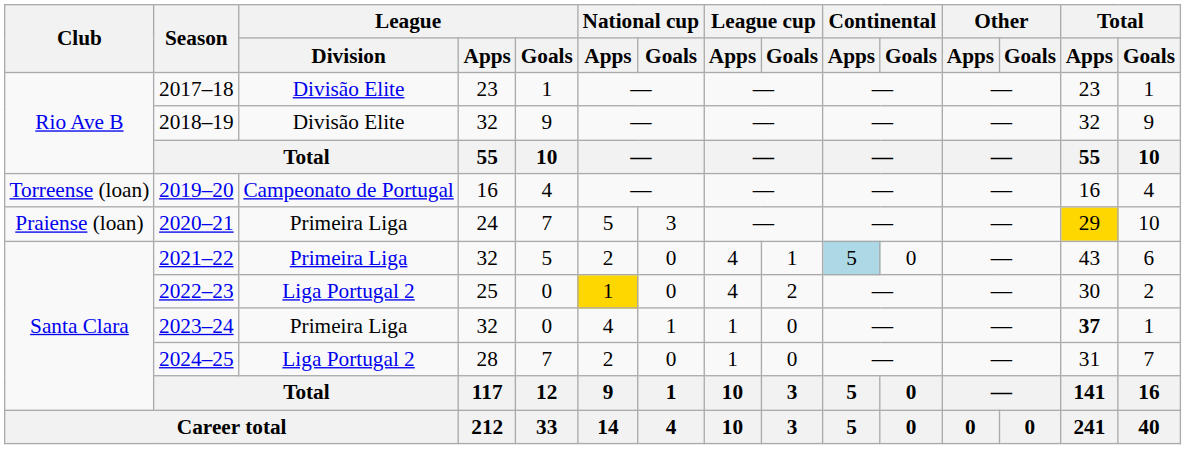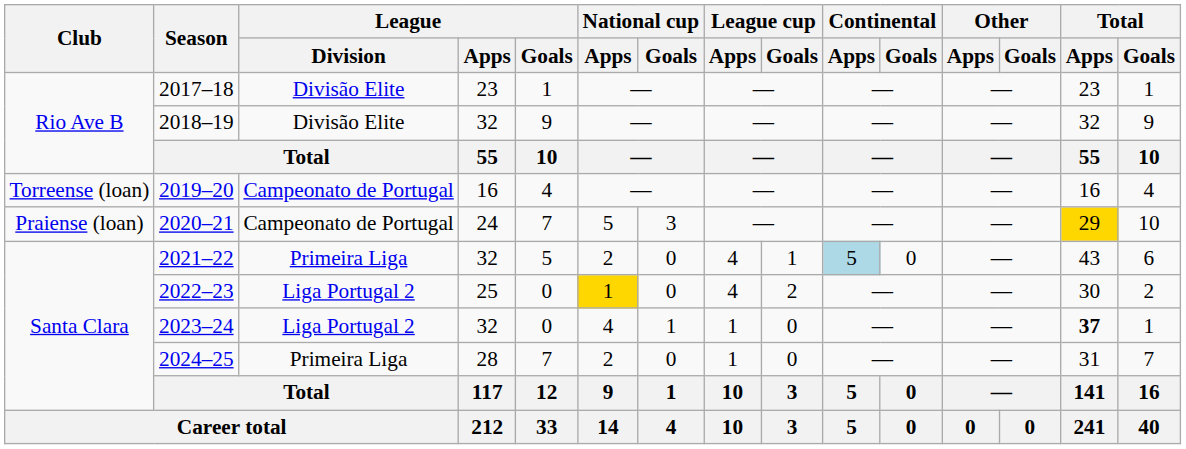(349, 223) Primeira Liga -> (349, 223) Campeonato de Portugal
(349, 325) Primeira Liga -> (349, 325) Liga Portugal 2
(349, 358) Liga Portugal 2 -> (349, 358) Primeira Liga
